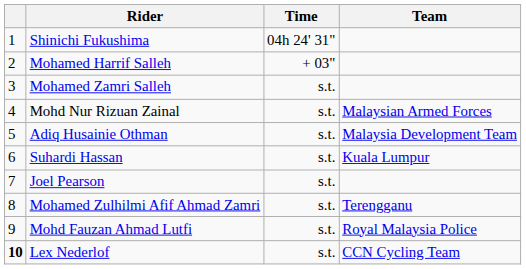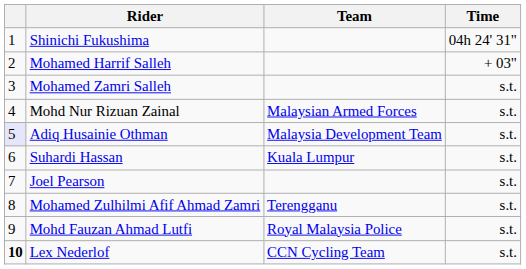columns swapped: (430, 16) <-> (301, 16)
(12, 134) no background -> (12, 134) lavender background
